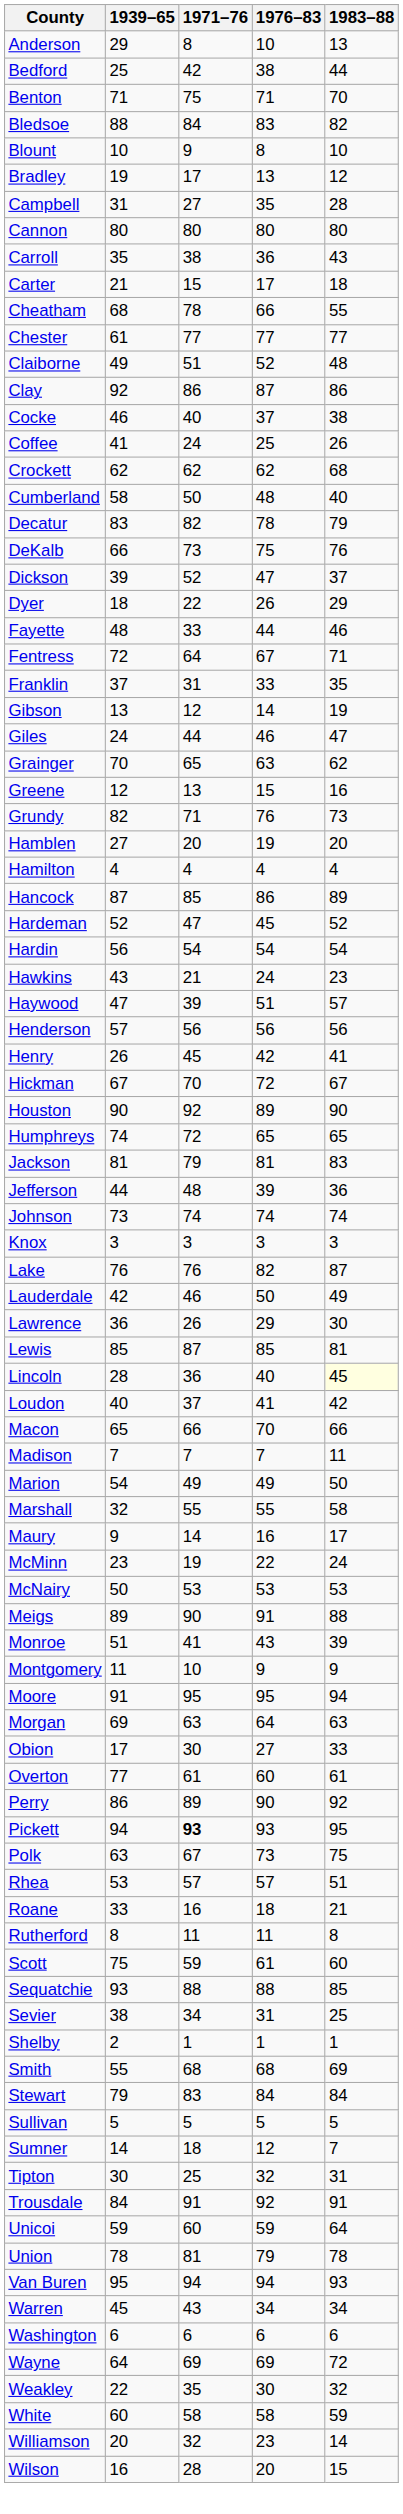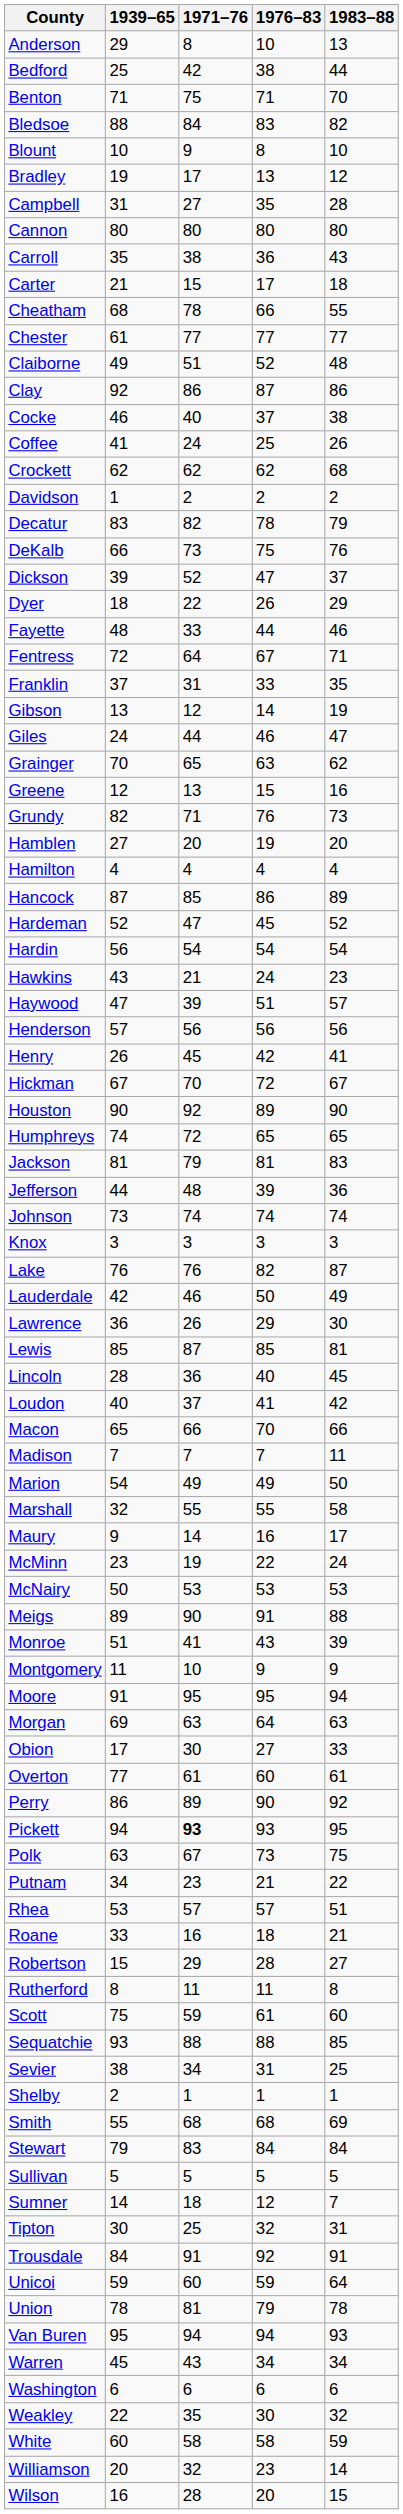- row: (54, 497)
+ row: (43, 497)
(338, 1376) lightyellow background -> (338, 1376) no background
+ row: (37, 1882)
+ row: (47, 1962)
- row: (34, 2362)
